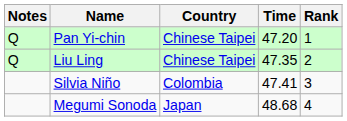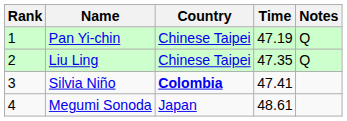columns swapped: (321, 16) <-> (27, 16)
(280, 38) 47.20 -> (275, 38) 47.19
(193, 83) normal -> (190, 83) bold
(280, 105) 48.68 -> (275, 105) 48.61
